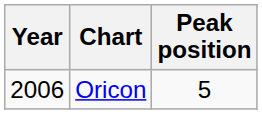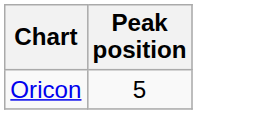- column: (37, 37)
